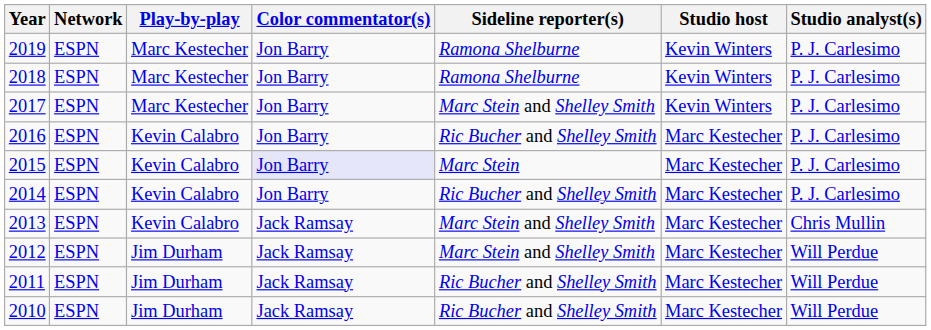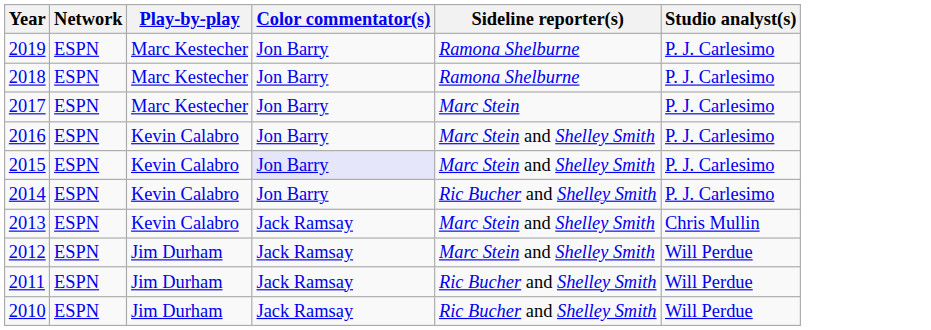- column: (724, 19)
(547, 106) Marc Stein and Shelley Smith -> (479, 106) Marc Stein
(548, 135) Ric Bucher and Shelley Smith -> (547, 135) Marc Stein and Shelley Smith
(479, 164) Marc Stein -> (547, 164) Marc Stein and Shelley Smith
